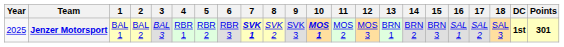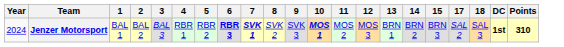- column: (459, 11)
(16, 30) 2025 -> (16, 30) 2024
(229, 30) normal -> (229, 30) bold
(543, 30) 301 -> (523, 30) 310
